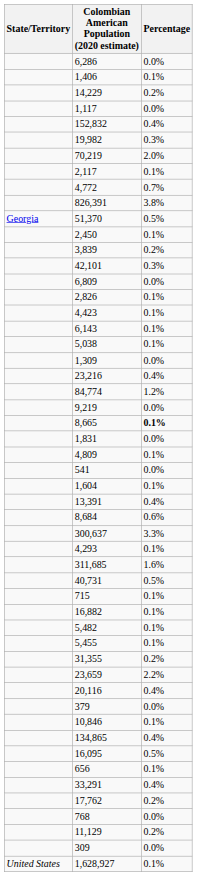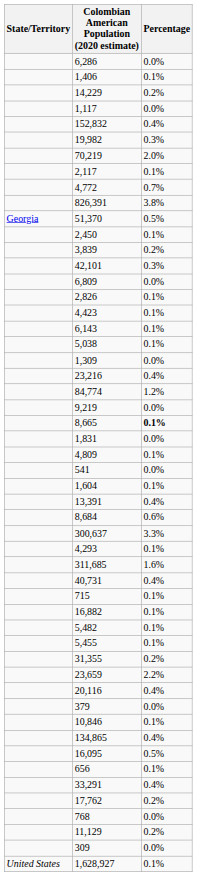(154, 580) 0.5% -> (154, 580) 0.4%
